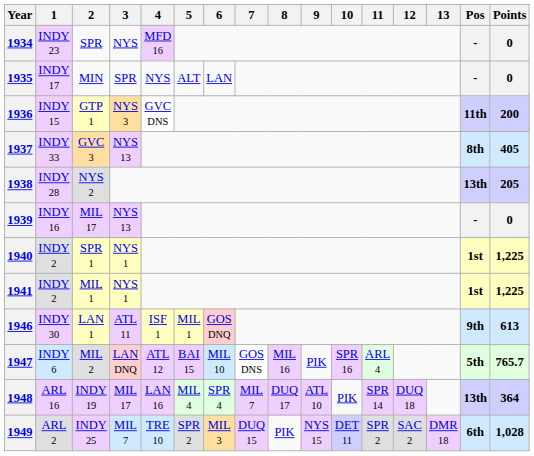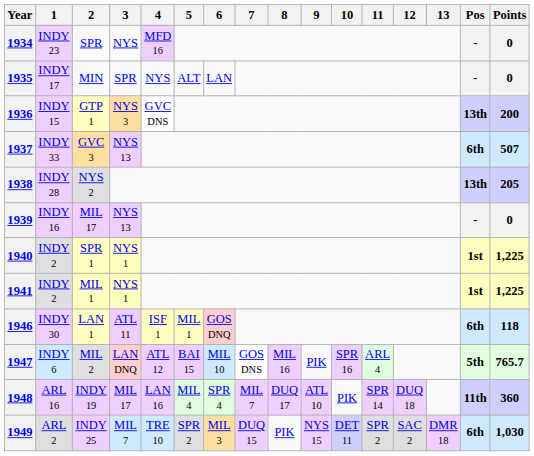(475, 114) 11th -> (475, 114) 13th
(475, 149) 8th -> (475, 149) 6th
(510, 149) 405 -> (510, 149) 507
(475, 326) 9th -> (475, 326) 6th
(510, 326) 613 -> (510, 326) 118
(475, 397) 13th -> (475, 397) 11th
(510, 397) 364 -> (510, 397) 360
(510, 433) 1,028 -> (510, 433) 1,030
